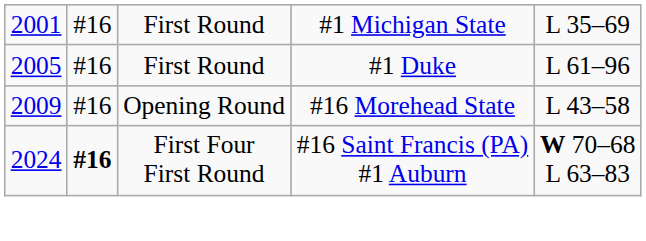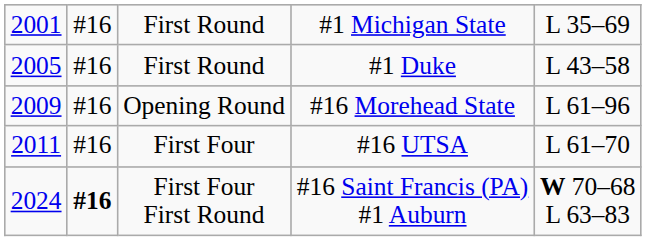(588, 65) L 61–96 -> (588, 65) L 43–58
(588, 105) L 43–58 -> (588, 105) L 61–96
+ row: (204, 145)
